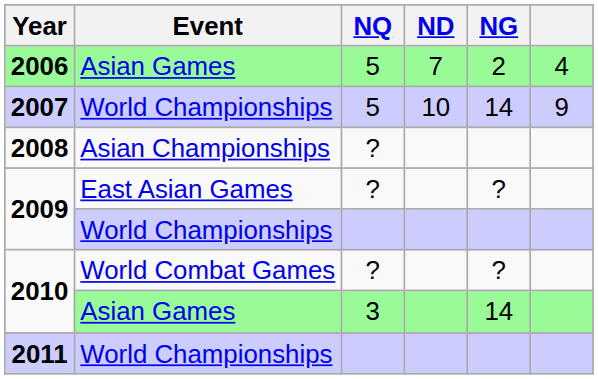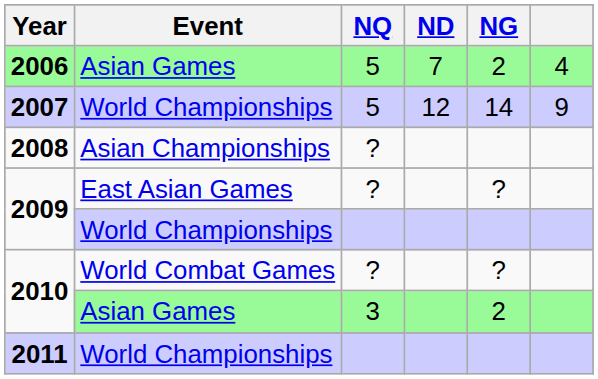(436, 107) 10 -> (436, 107) 12
(499, 312) 14 -> (499, 312) 2
